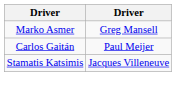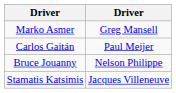+ row: (45, 63)
